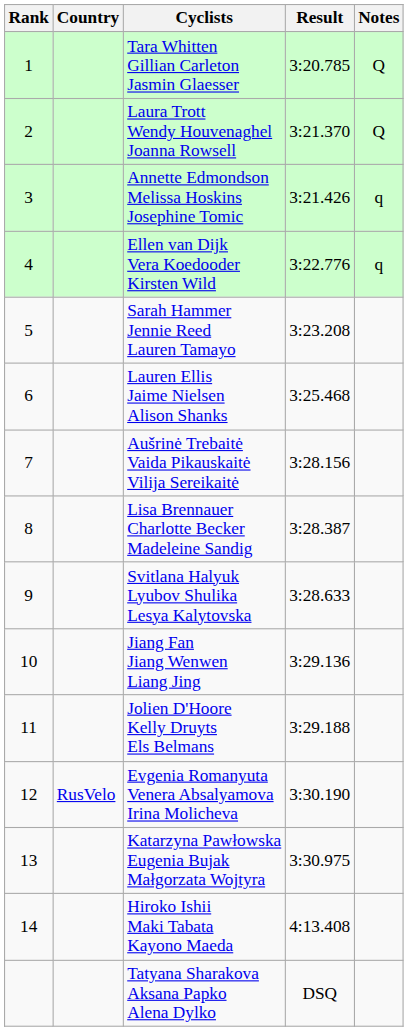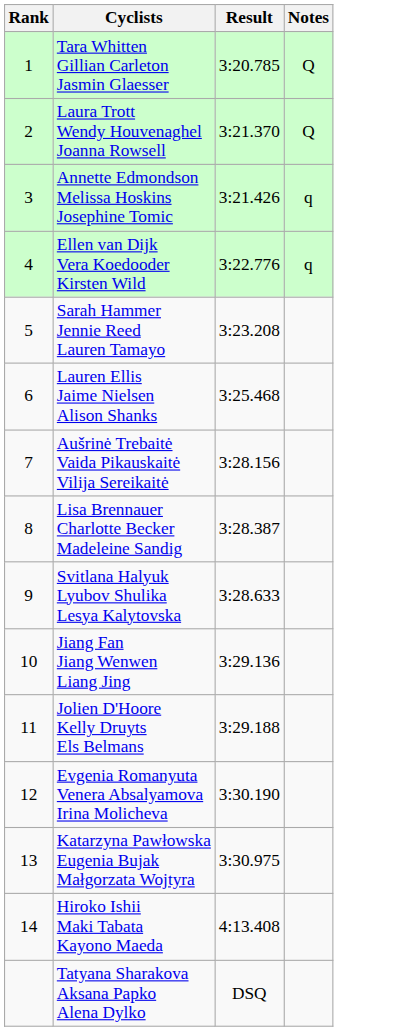- column: (88, 18)
